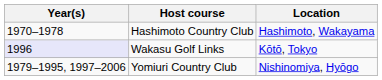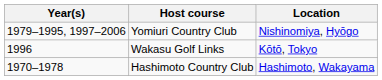rows swapped: (184, 67) <-> (192, 31)
(19, 49) lavender background -> (19, 49) no background
